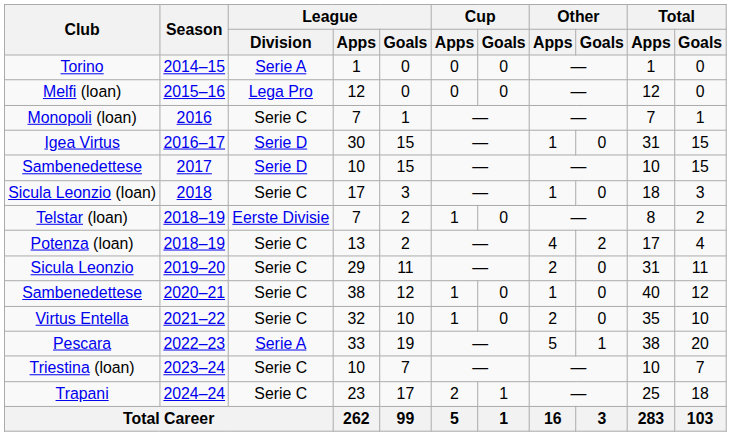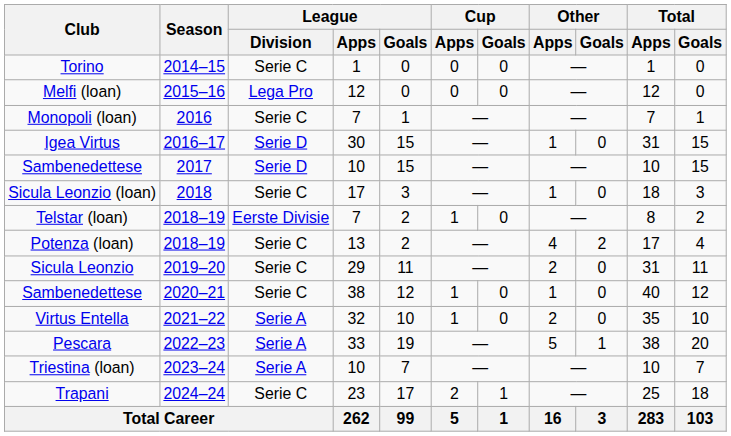(281, 67) Serie A -> (281, 67) Serie C
(281, 318) Serie C -> (281, 318) Serie A
(281, 368) Serie C -> (281, 368) Serie A
